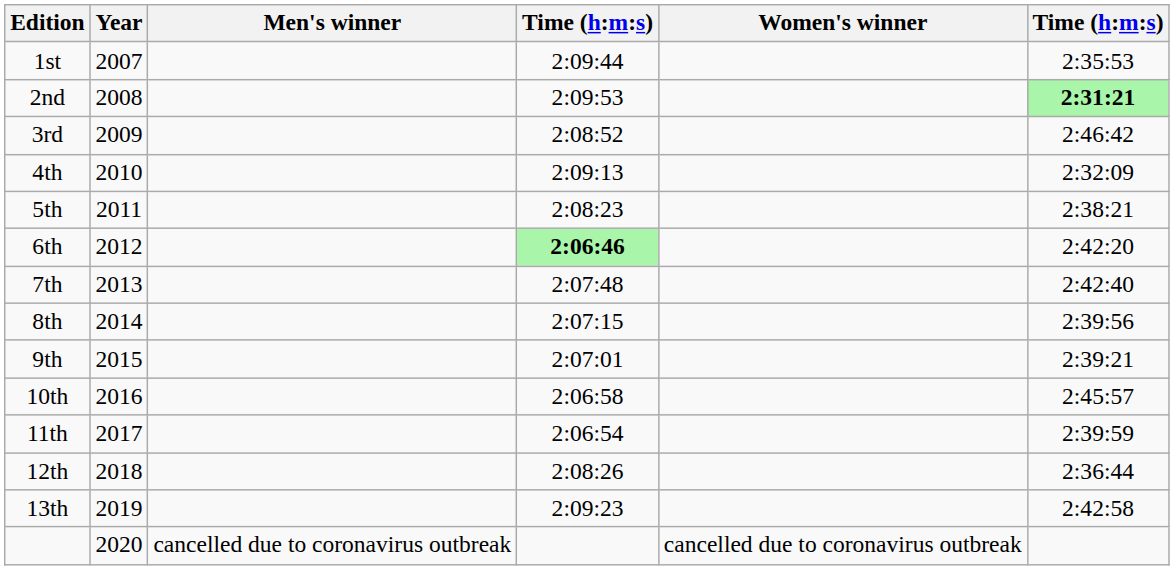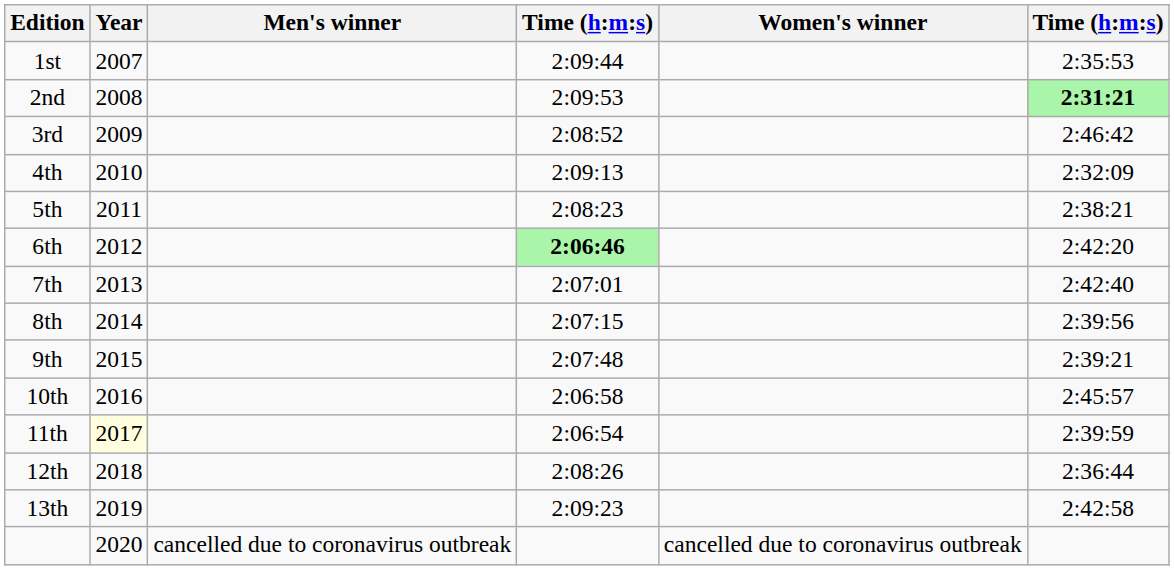(588, 284) 2:07:48 -> (588, 284) 2:07:01
(588, 358) 2:07:01 -> (588, 358) 2:07:48
(119, 433) no background -> (119, 433) lightyellow background
